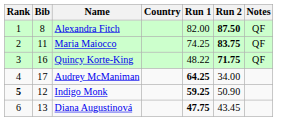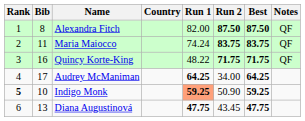+ column: (258, 12)
(198, 44) 74.25 -> (198, 44) 74.24
(42, 92) 12 -> (42, 92) 10
(198, 92) no background -> (198, 92) lightsalmon background
